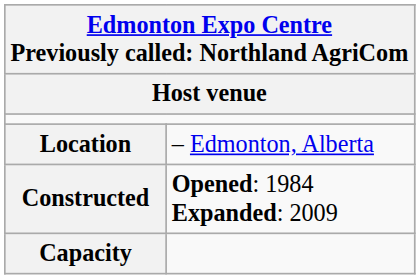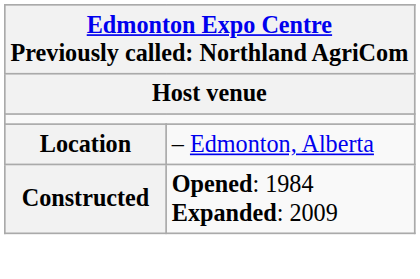- row: (85, 252)
